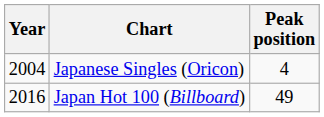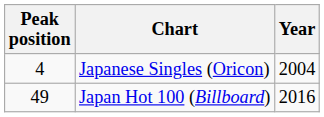columns swapped: (27, 29) <-> (284, 29)
